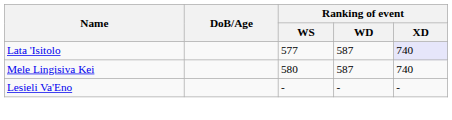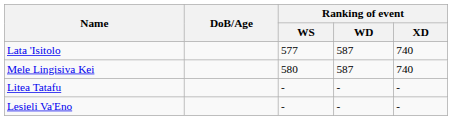(405, 51) lavender background -> (405, 51) no background
+ row: (34, 88)
